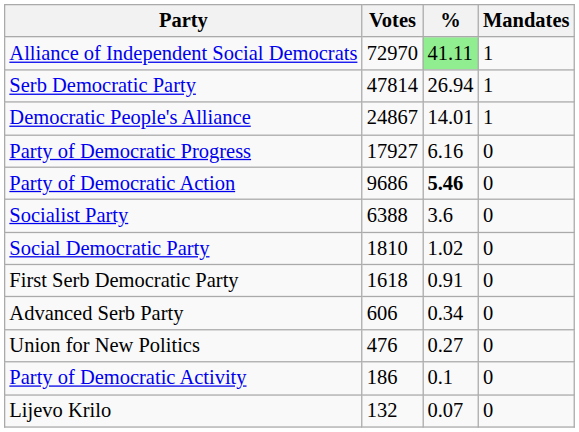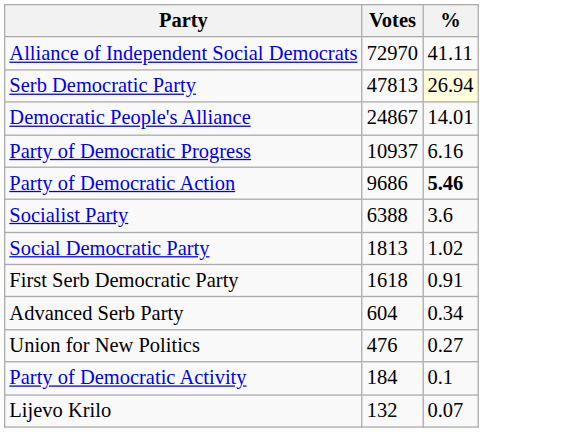- column: (526, 20)
(450, 53) lightgreen background -> (450, 53) no background
(392, 85) 47814 -> (392, 85) 47813
(451, 85) no background -> (451, 85) lightyellow background
(392, 150) 17927 -> (392, 150) 10937
(387, 248) 1810 -> (387, 248) 1813
(382, 313) 606 -> (382, 313) 604
(382, 378) 186 -> (382, 378) 184
